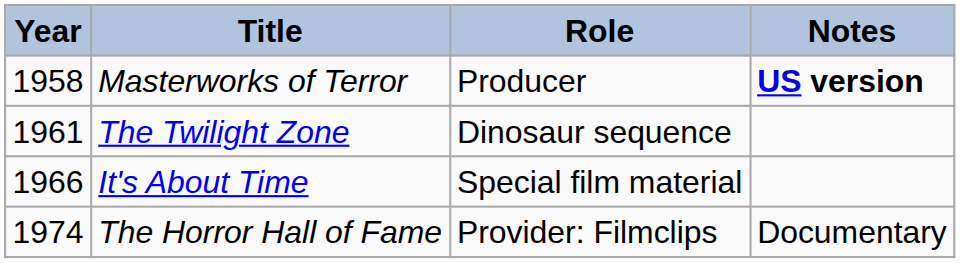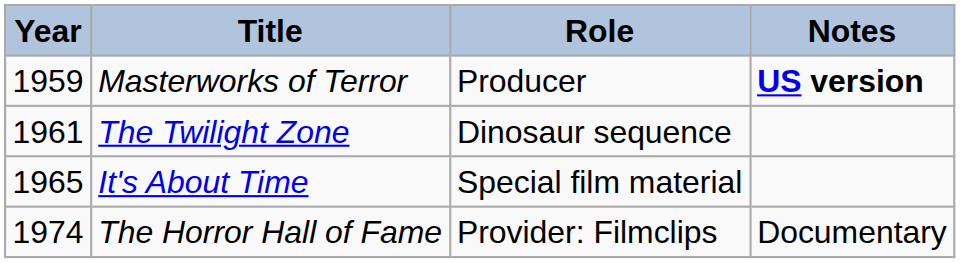(48, 81) 1958 -> (48, 81) 1959
(48, 182) 1966 -> (48, 182) 1965
